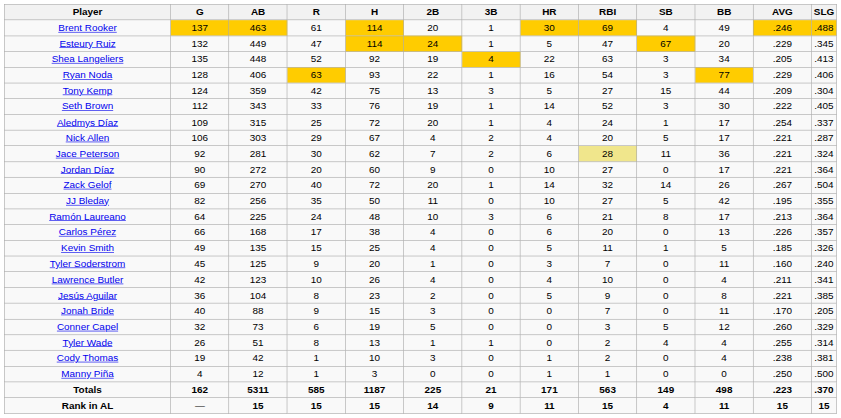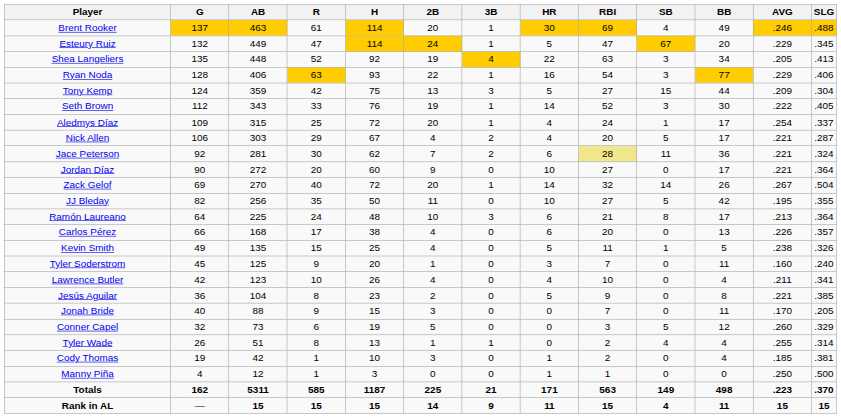(782, 248) .185 -> (782, 248) .238
(782, 358) .238 -> (782, 358) .185
